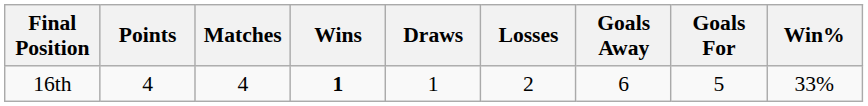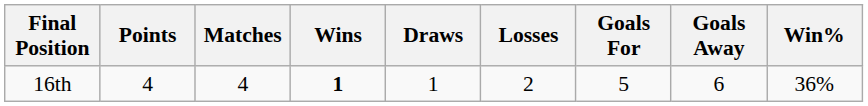columns swapped: (719, 35) <-> (624, 35)
(814, 83) 33% -> (814, 83) 36%
